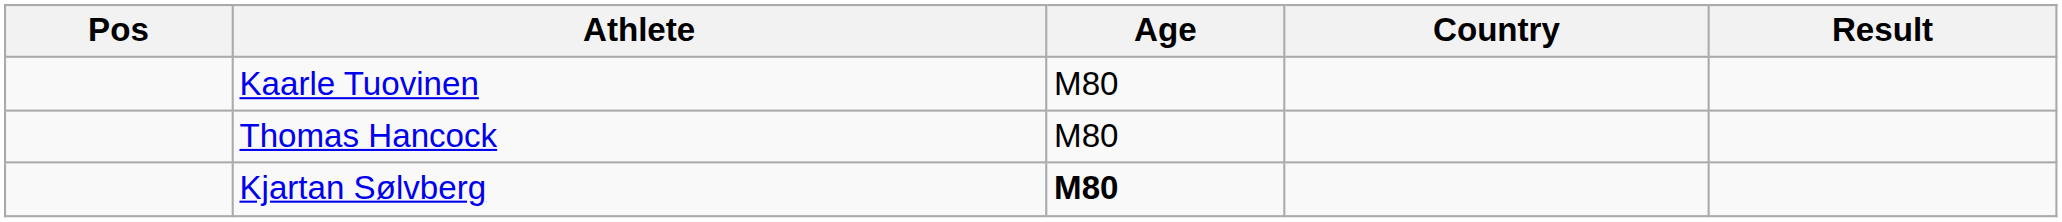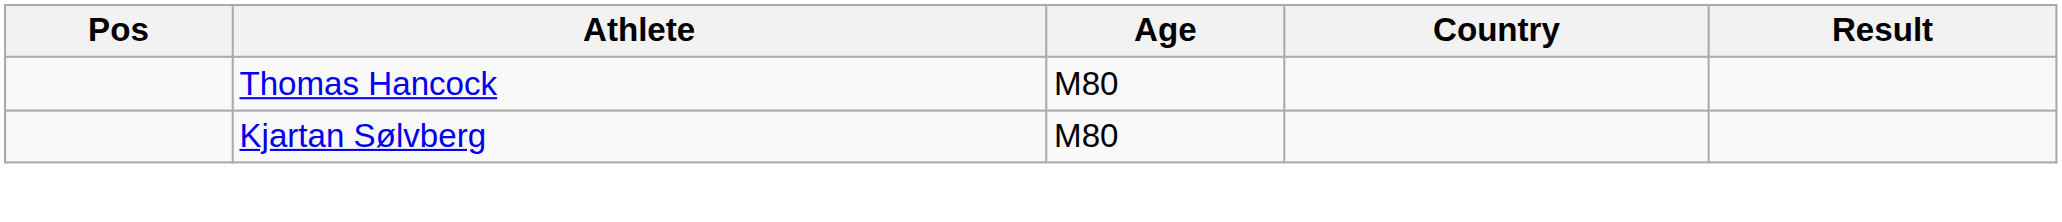- row: (359, 83)
(1086, 188) bold -> (1086, 135) normal
